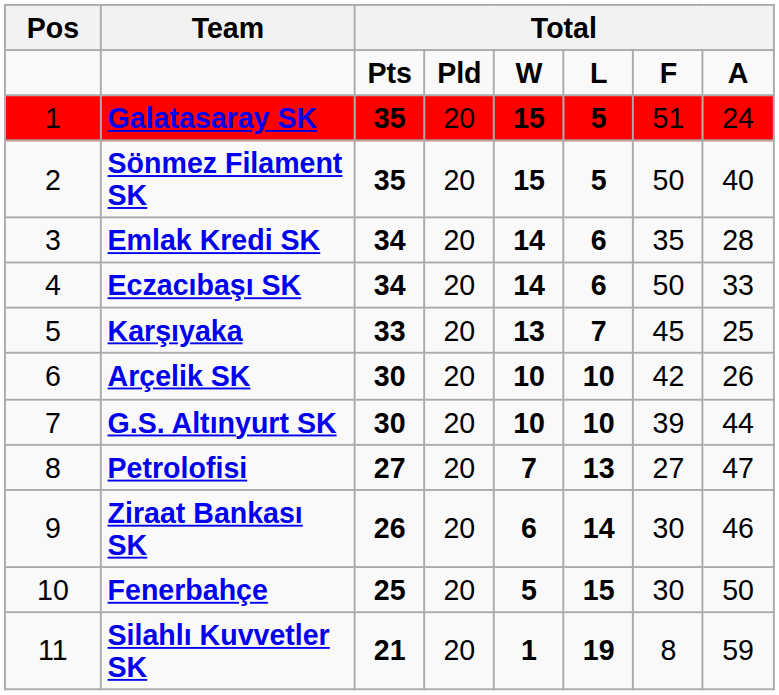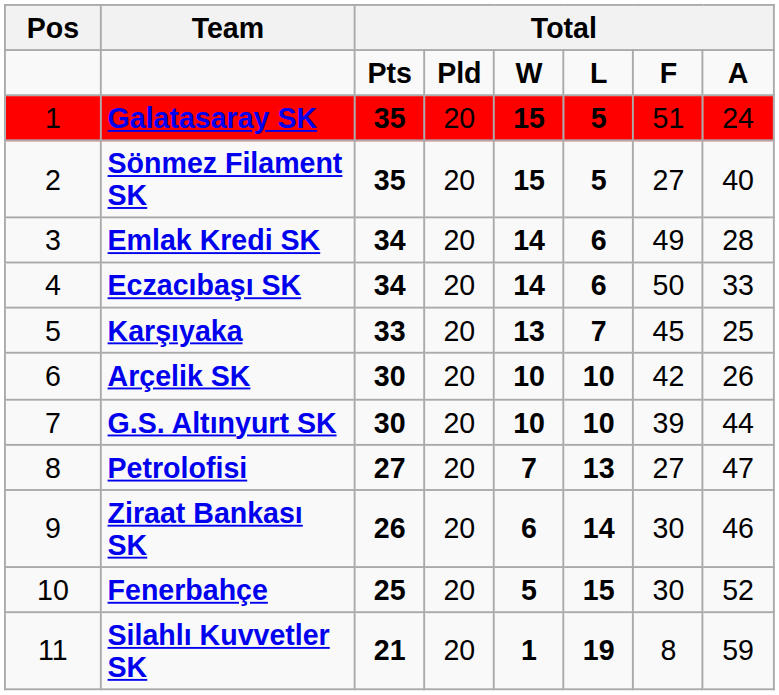(668, 179) 50 -> (668, 179) 27
(668, 241) 35 -> (668, 241) 49
(738, 589) 50 -> (738, 589) 52
